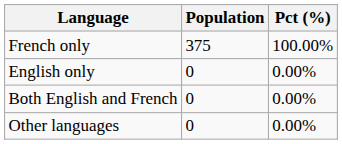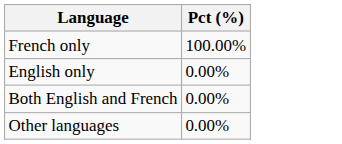- column: (225, 17)
